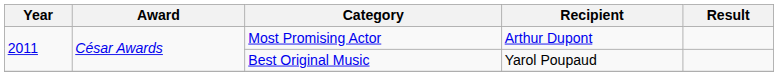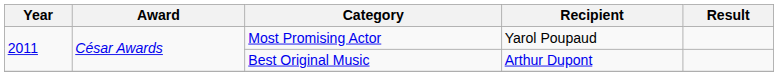(548, 37) Arthur Dupont -> (551, 37) Yarol Poupaud
(551, 60) Yarol Poupaud -> (548, 60) Arthur Dupont
